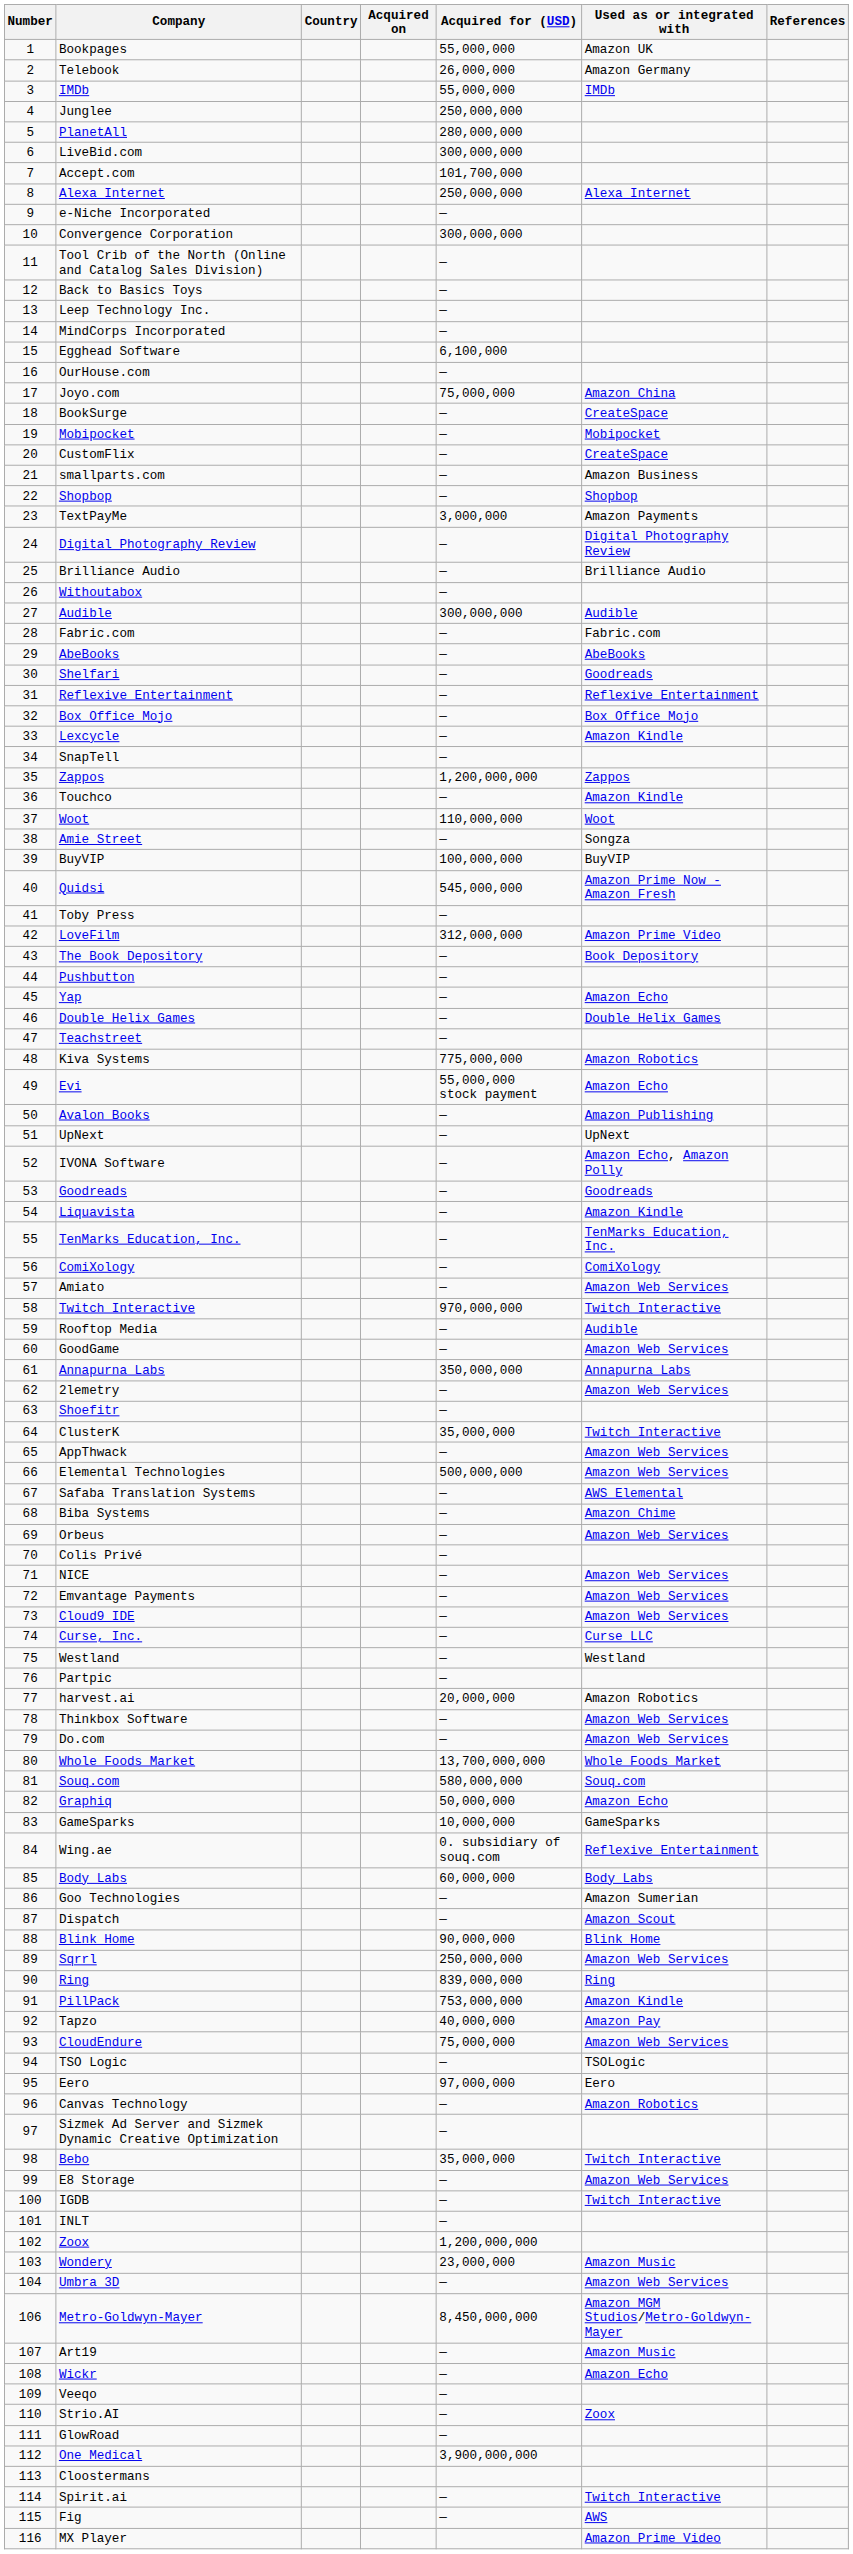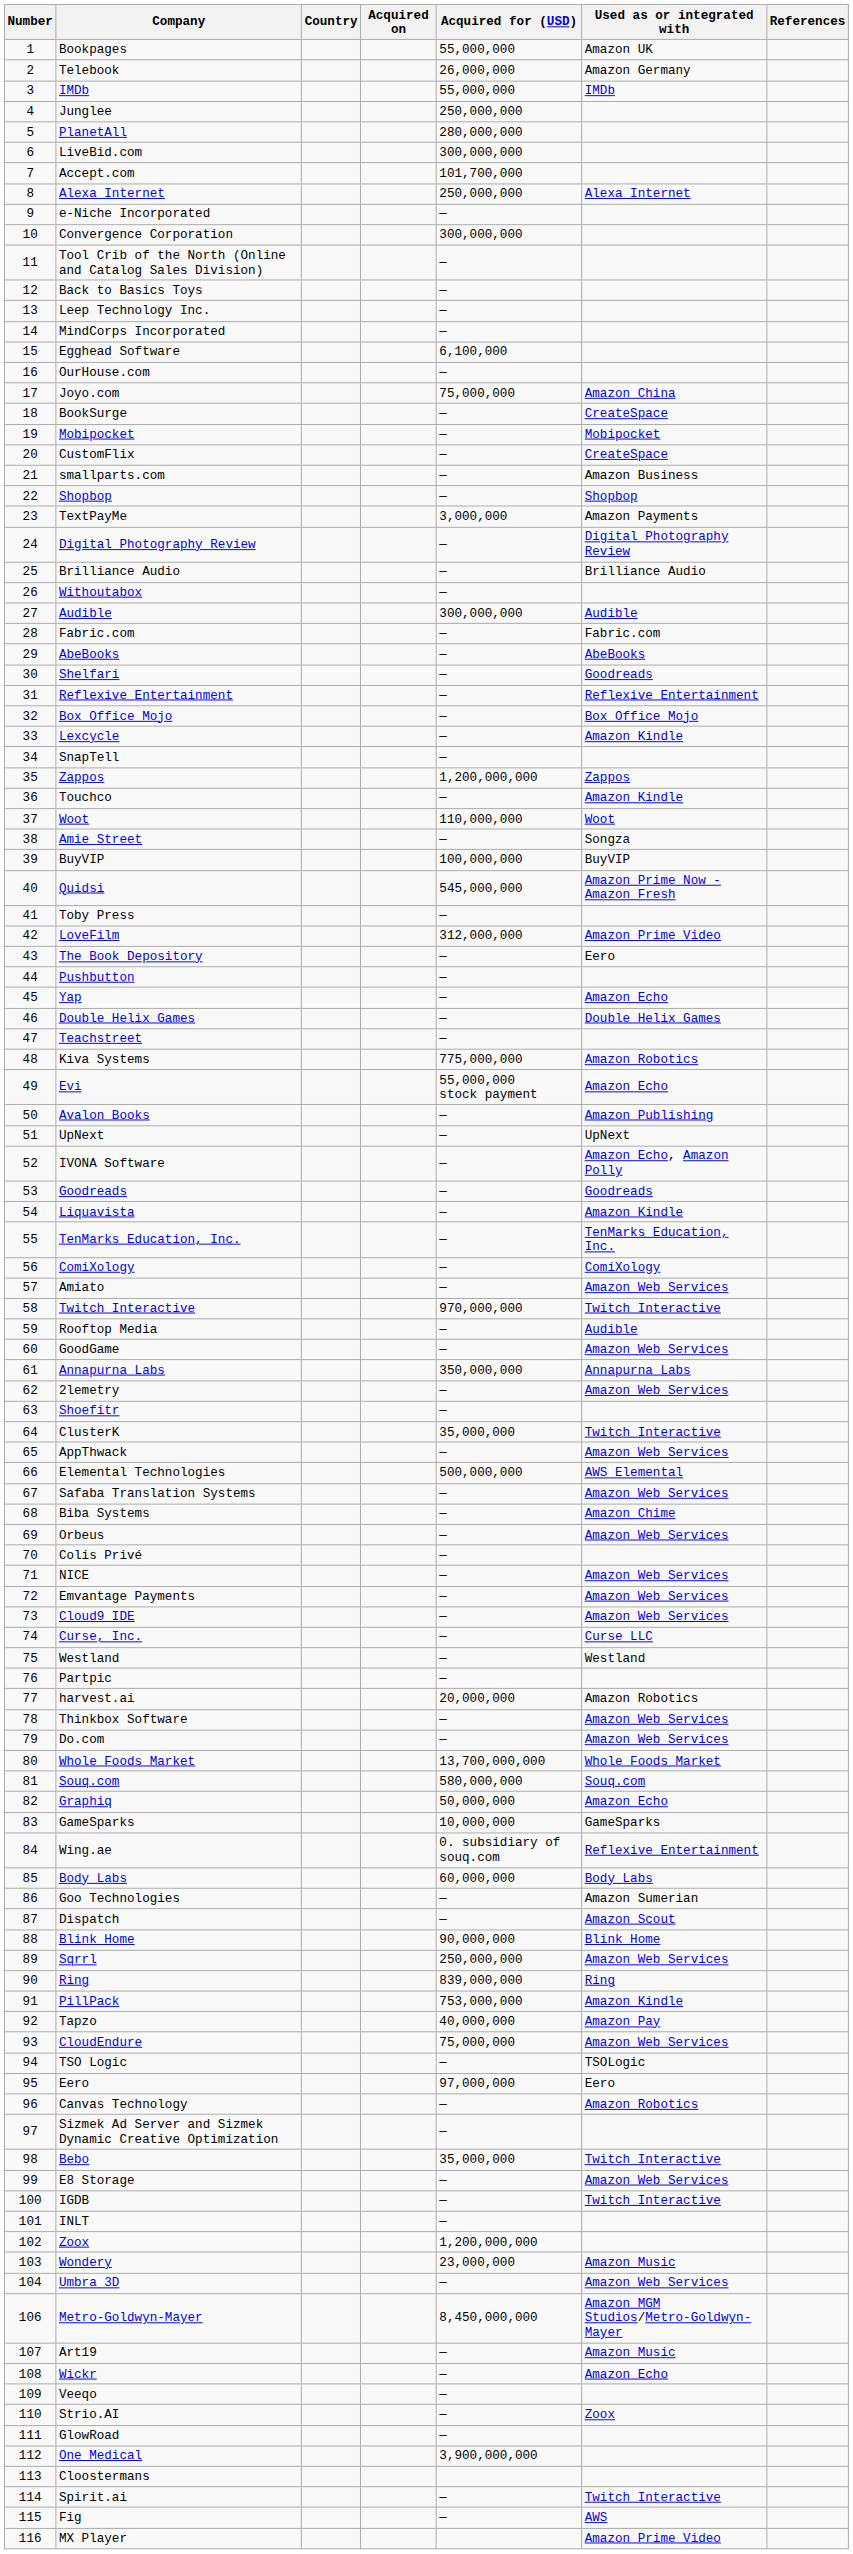(641, 957) Book Depository -> (600, 957) Eero
(657, 1473) Amazon Web Services -> (634, 1473) AWS Elemental
(634, 1494) AWS Elemental -> (657, 1494) Amazon Web Services
